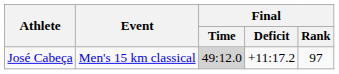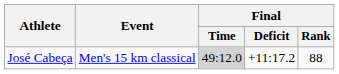(316, 58) 97 -> (316, 58) 88
